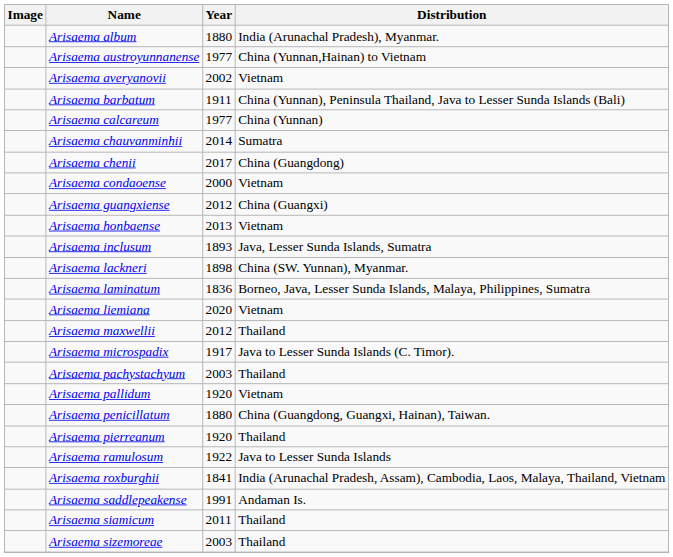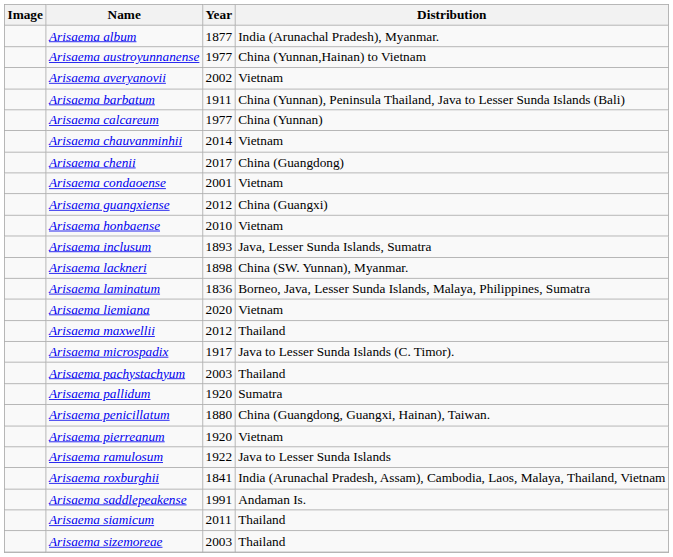(219, 36) 1880 -> (219, 36) 1877
(260, 141) Sumatra -> (261, 141) Vietnam
(219, 183) 2000 -> (219, 183) 2001
(219, 225) 2013 -> (219, 225) 2010
(261, 394) Vietnam -> (260, 394) Sumatra
(262, 436) Thailand -> (261, 436) Vietnam
